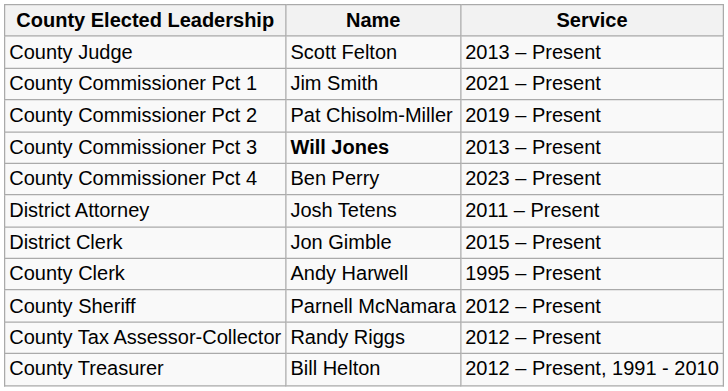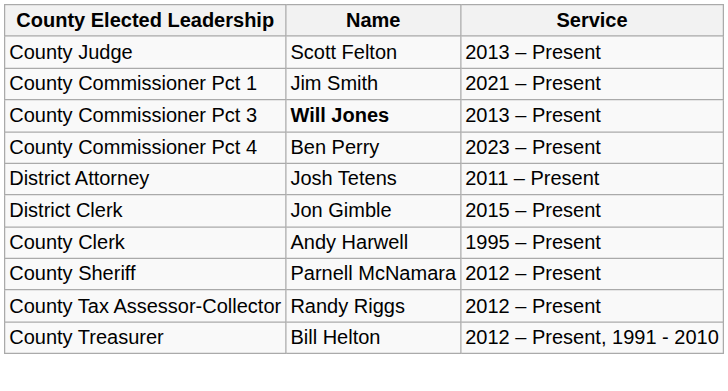- row: (133, 115)
